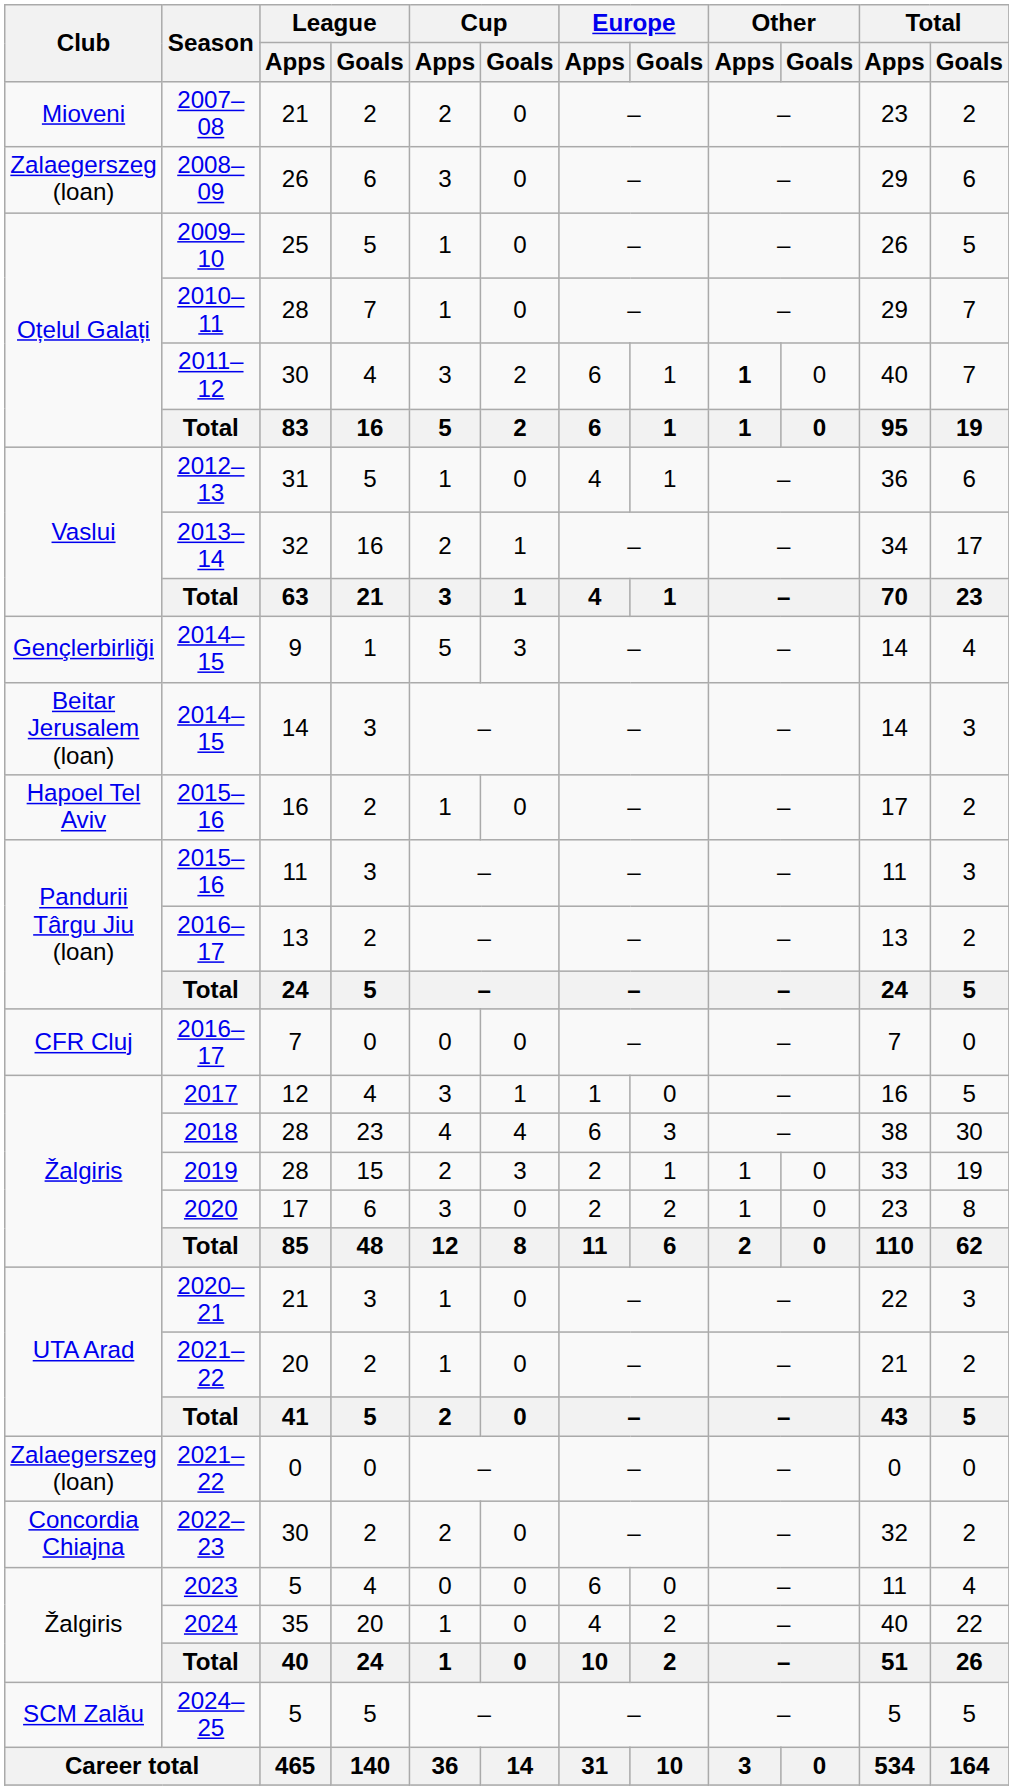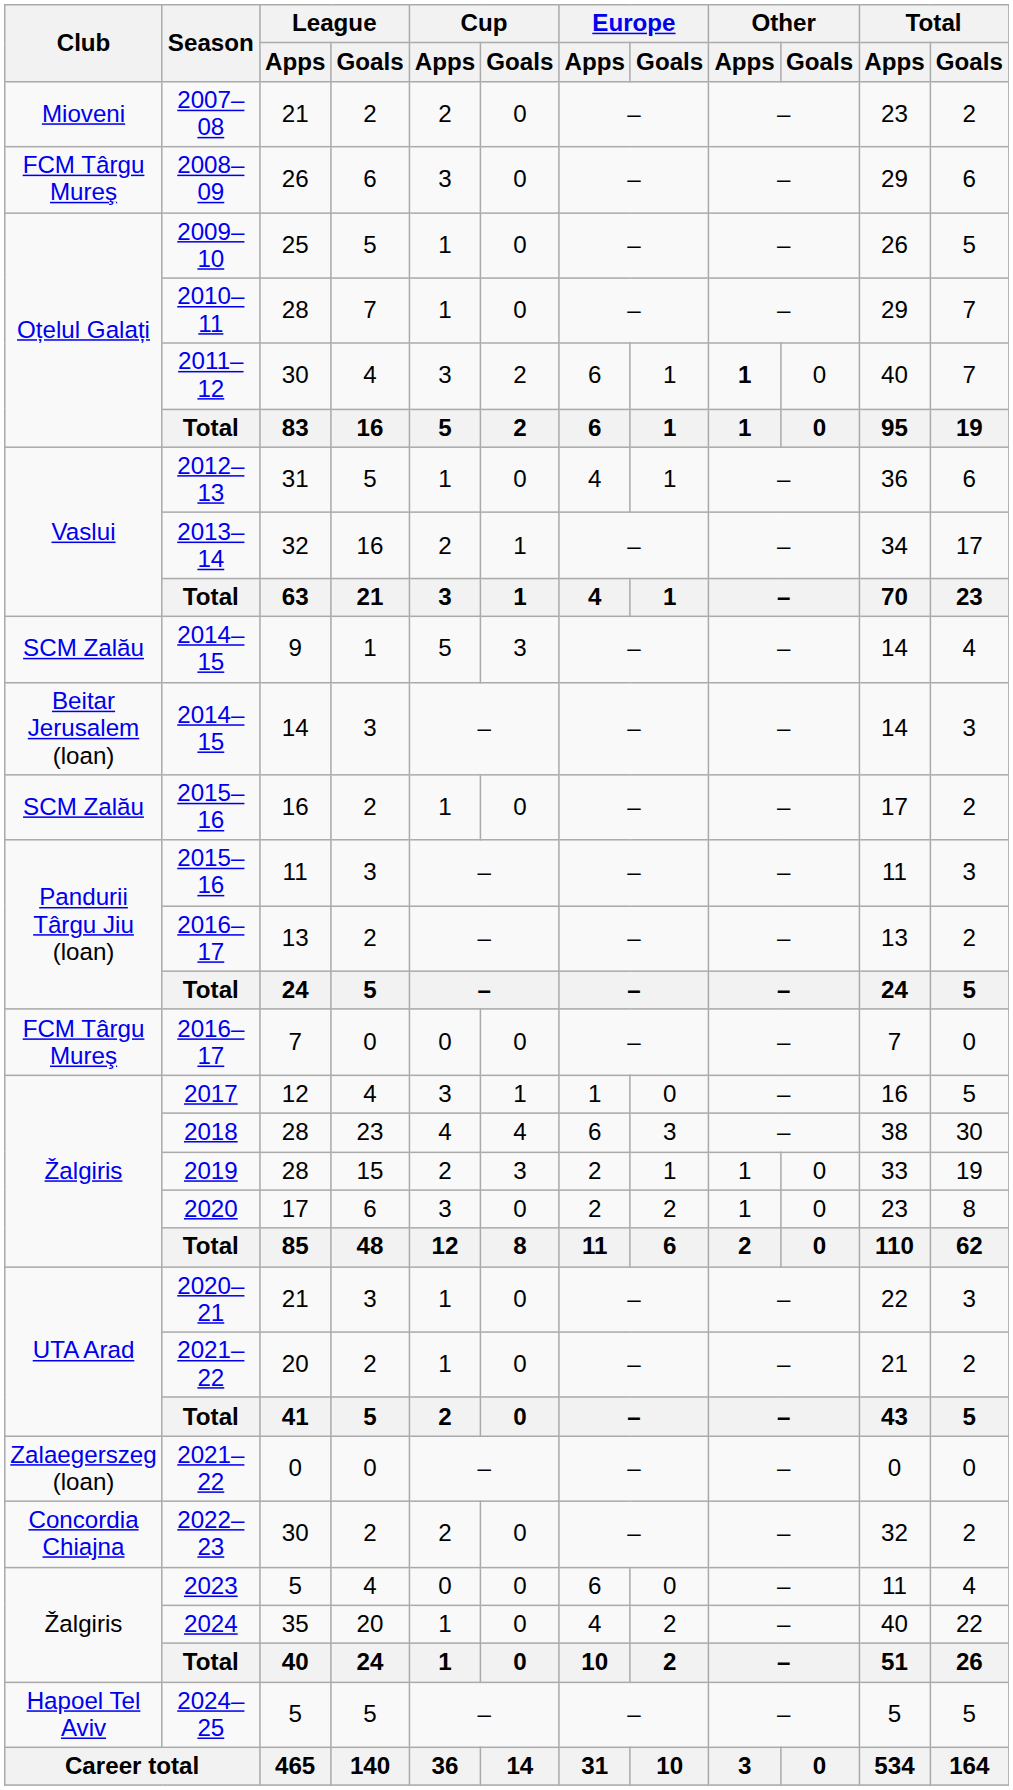(84, 179) Zalaegerszeg (loan) -> (84, 179) FCM Târgu Mureş
(84, 648) Gençlerbirliği -> (84, 648) SCM Zalău
(84, 807) Hapoel Tel Aviv -> (84, 807) SCM Zalău
(84, 1041) CFR Cluj -> (84, 1041) FCM Târgu Mureş
(84, 1714) SCM Zalău -> (84, 1714) Hapoel Tel Aviv
